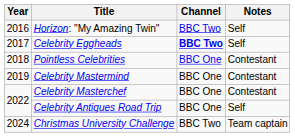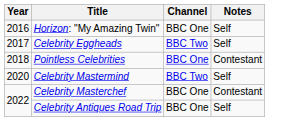(200, 28) BBC Two -> (187, 28) BBC One
(201, 44) bold -> (187, 44) normal
(18, 76) 2019 -> (18, 76) 2020
(200, 76) BBC One -> (187, 76) BBC Two
(252, 76) Contestant -> (222, 76) Self
- row: (104, 124)
